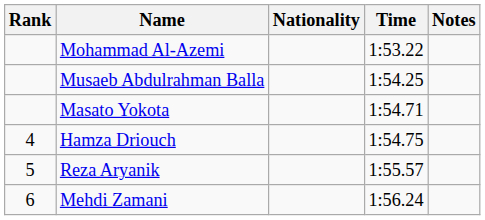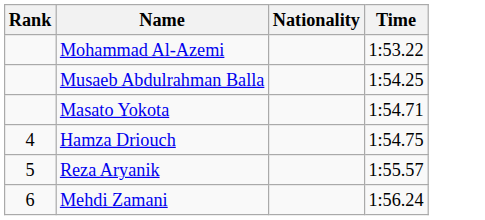- column: (454, 19)
